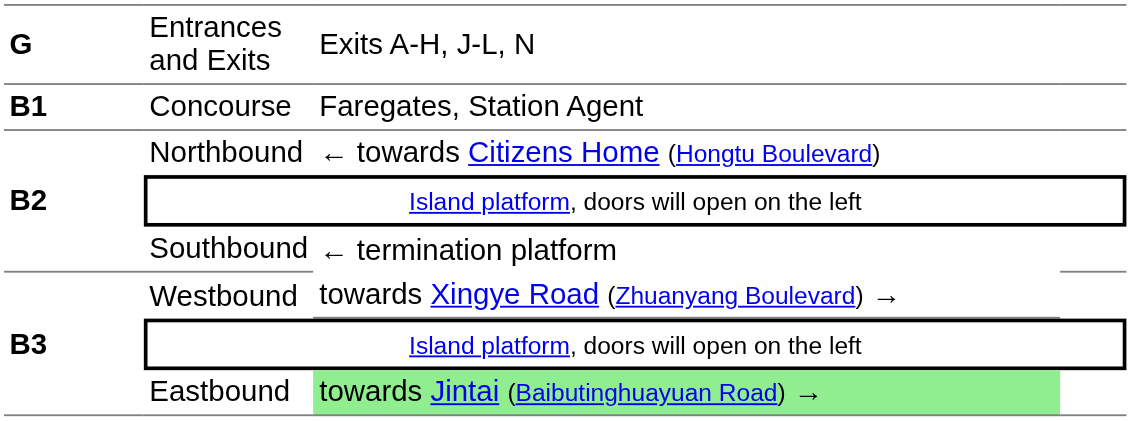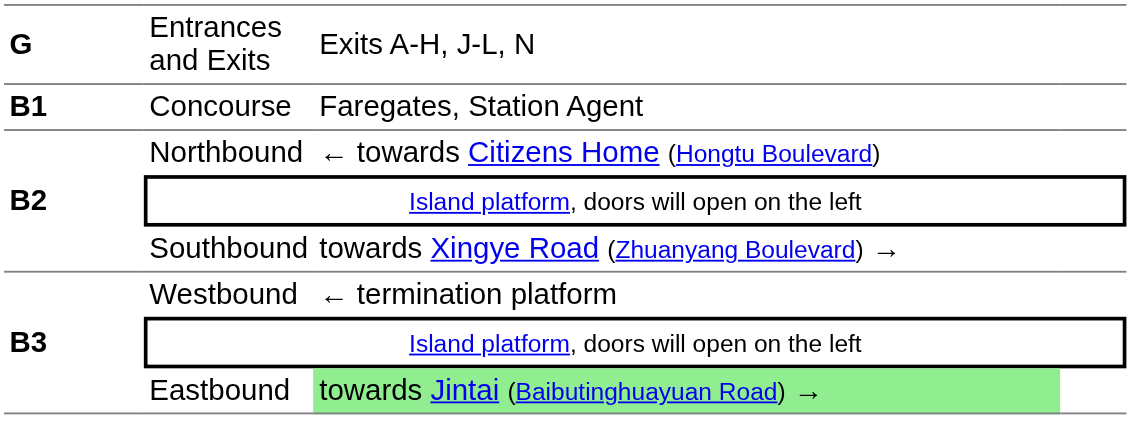(468, 249) ← termination platform -> (610, 248) towards Xingye Road (Zhuanyang Boulevard) →
(610, 294) towards Xingye Road (Zhuanyang Boulevard) → -> (468, 294) ← termination platform
